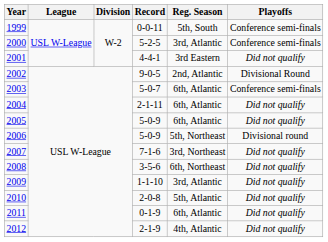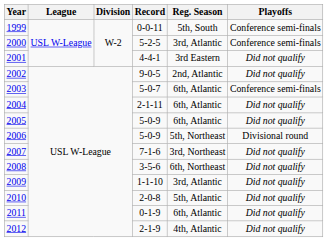(275, 74) Divisional Round -> (275, 74) Did not qualify
